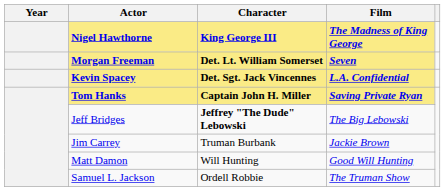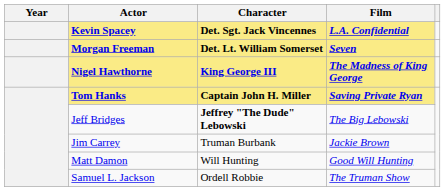rows swapped: (112, 36) <-> (103, 78)
